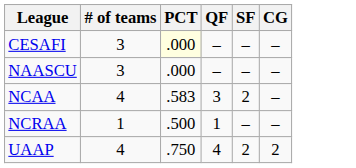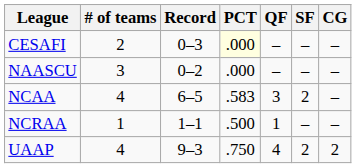+ column: (190, 17)
(120, 44) 3 -> (120, 44) 2
